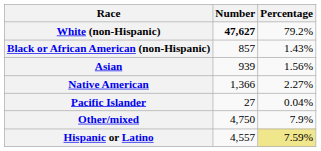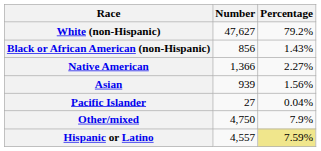(240, 31) bold -> (240, 31) normal
(247, 48) 857 -> (247, 48) 856
rows swapped: (109, 84) <-> (109, 66)
